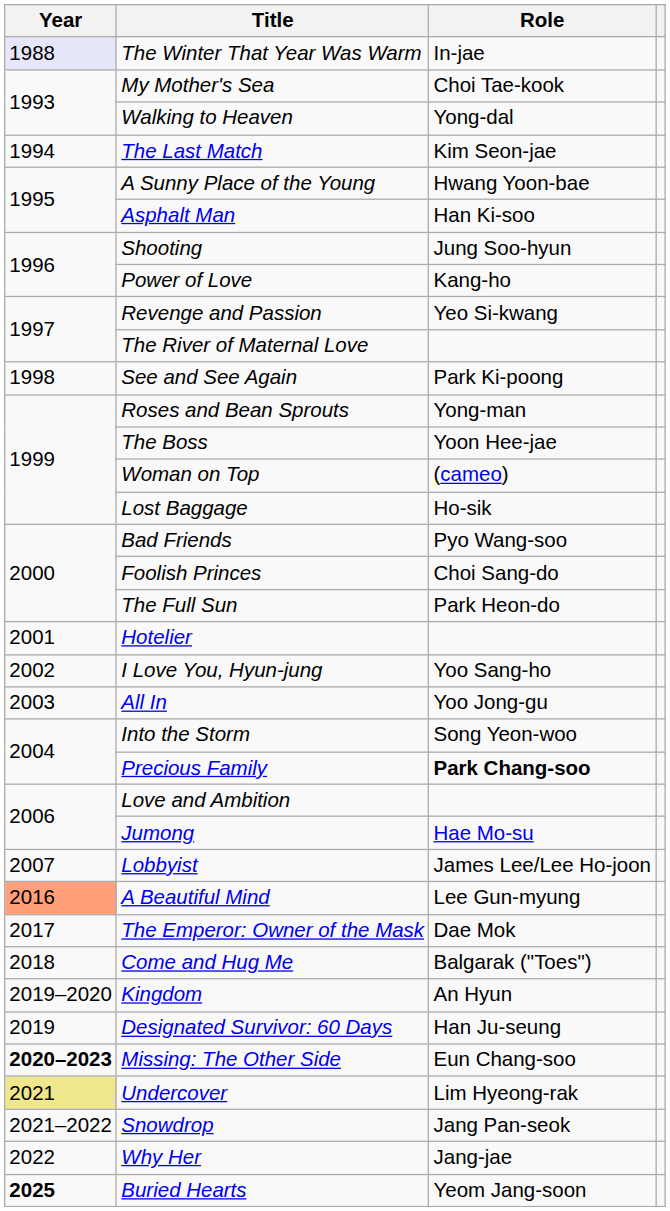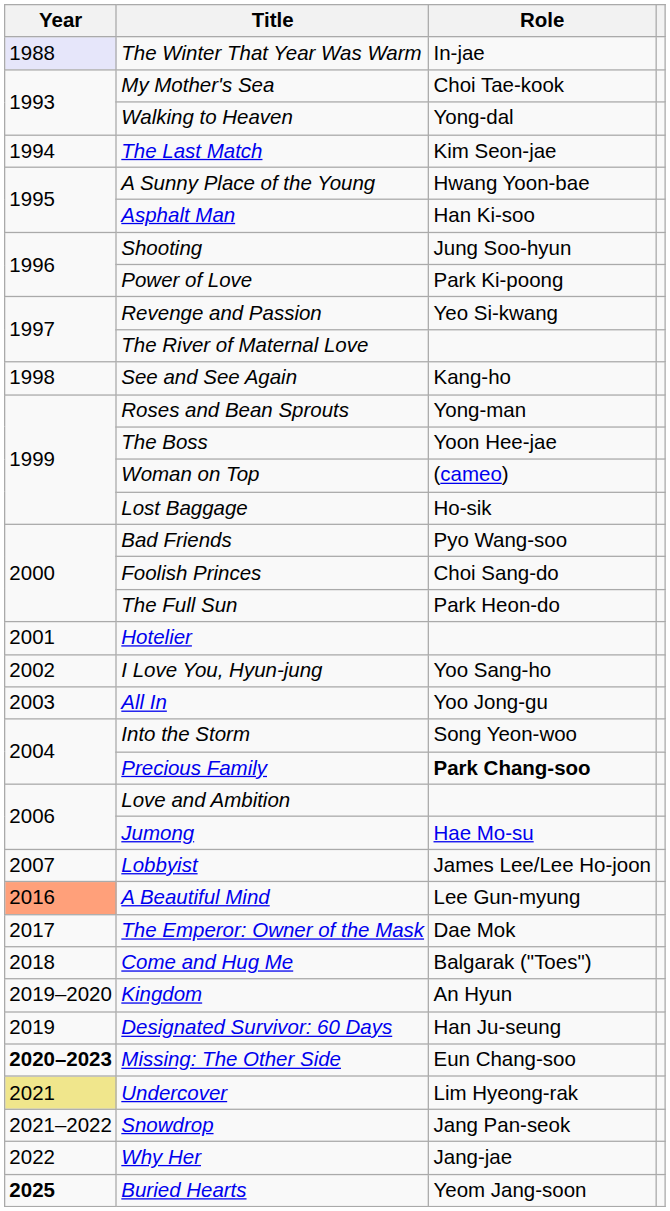(472, 280) Kang-ho -> (498, 280) Park Ki-poong
(498, 378) Park Ki-poong -> (472, 378) Kang-ho
